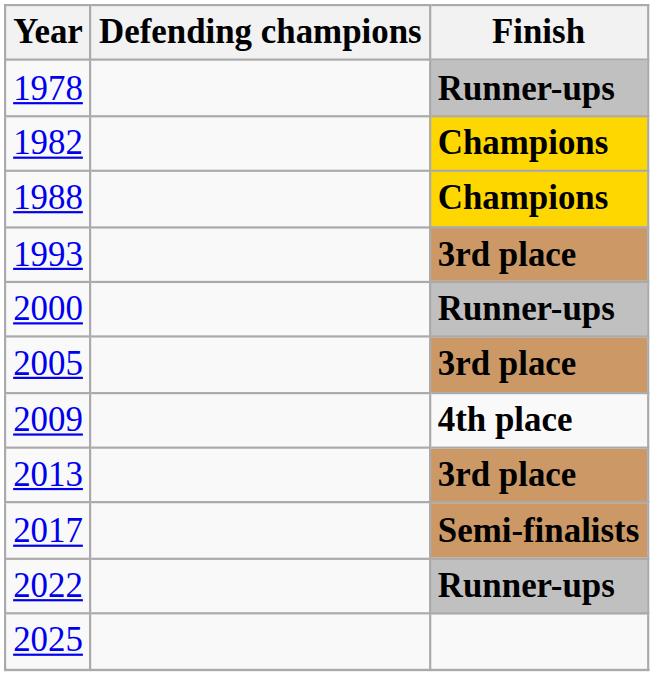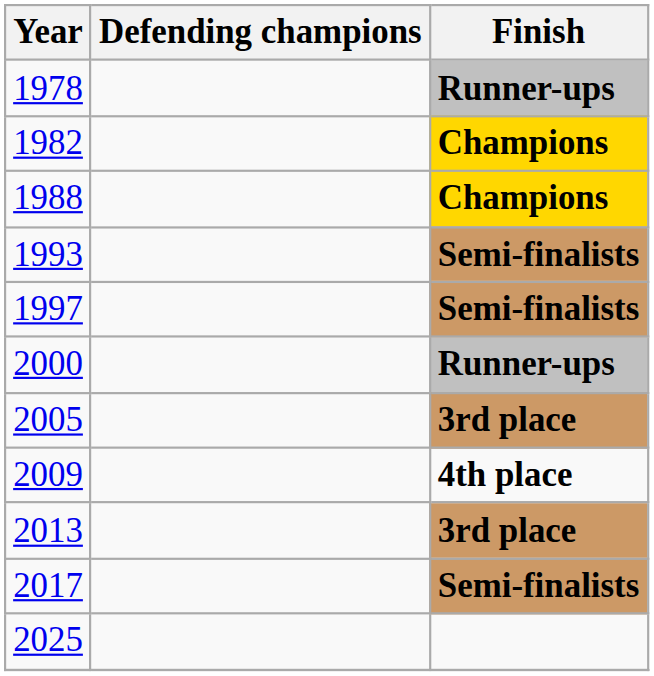(507, 253) 3rd place -> (539, 253) Semi-finalists
+ row: (48, 308)
- row: (48, 585)
